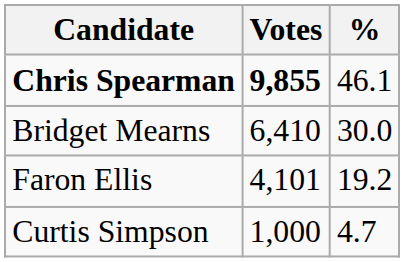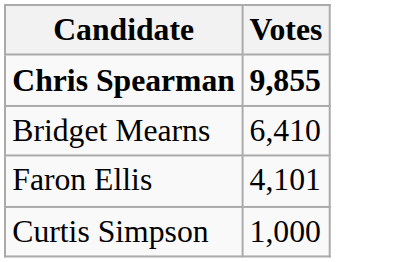- column: (365, 29)
